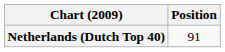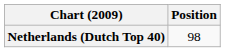(194, 36) 91 -> (194, 36) 98
